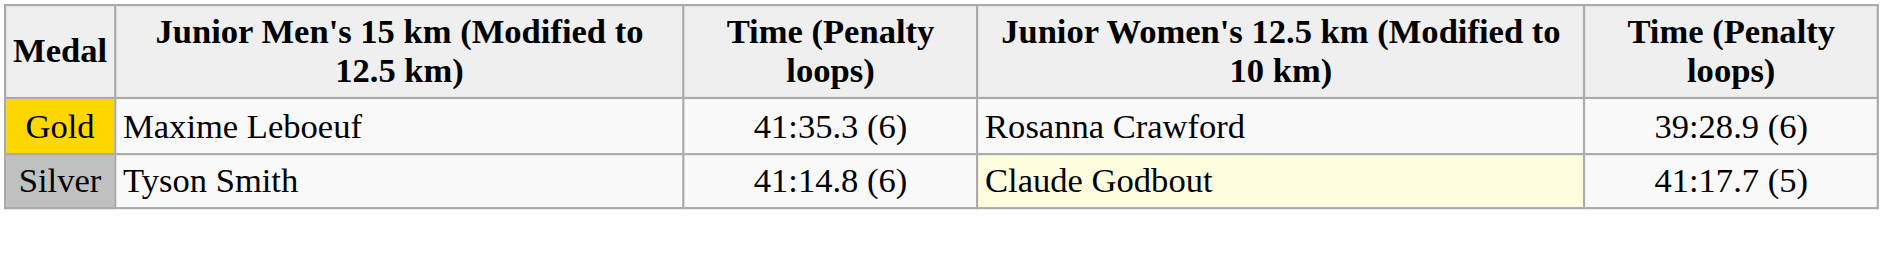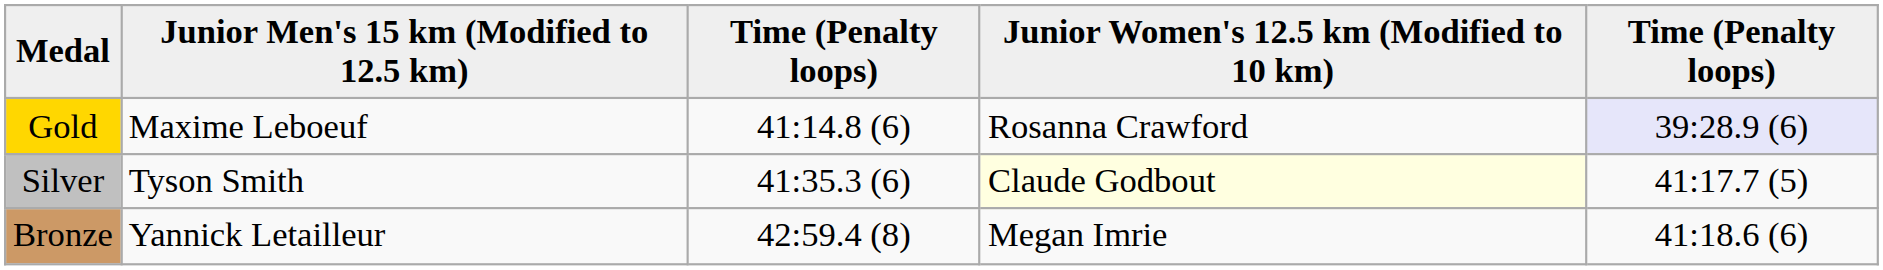(831, 125) 41:35.3 (6) -> (834, 125) 41:14.8 (6)
(1731, 125) no background -> (1732, 125) lavender background
(831, 180) 41:14.8 (6) -> (834, 180) 41:35.3 (6)
+ row: (63, 235)
